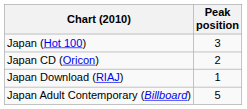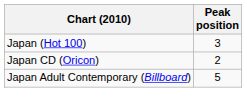- row: (65, 78)
